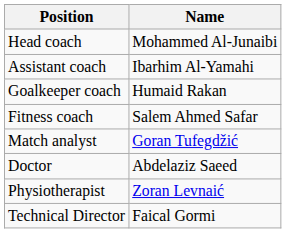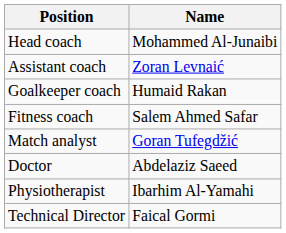(193, 66) Ibarhim Al-Yamahi -> (178, 66) Zoran Levnaić
(178, 191) Zoran Levnaić -> (193, 191) Ibarhim Al-Yamahi
